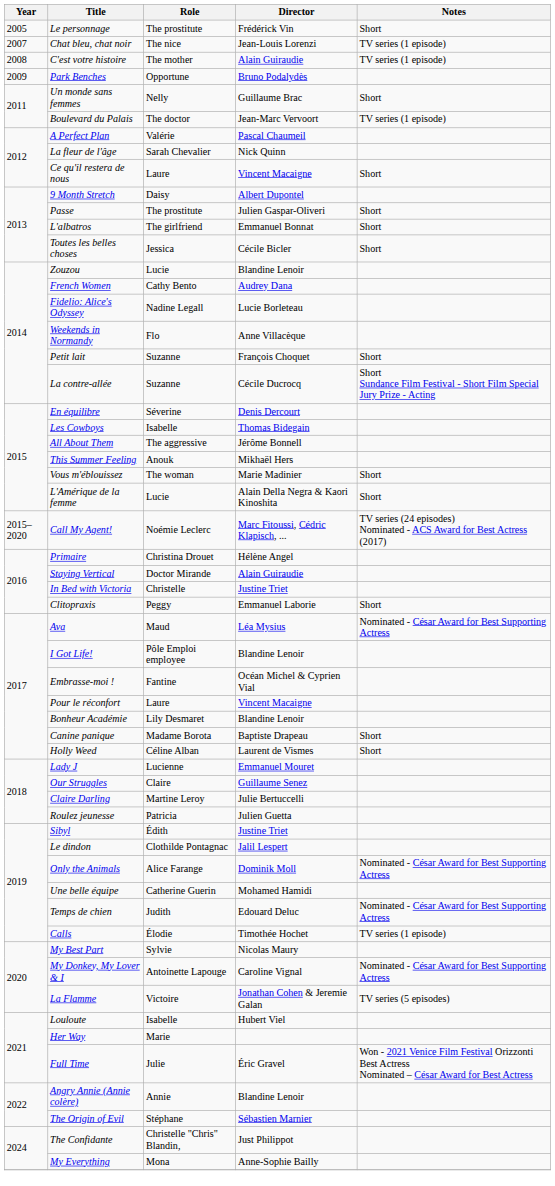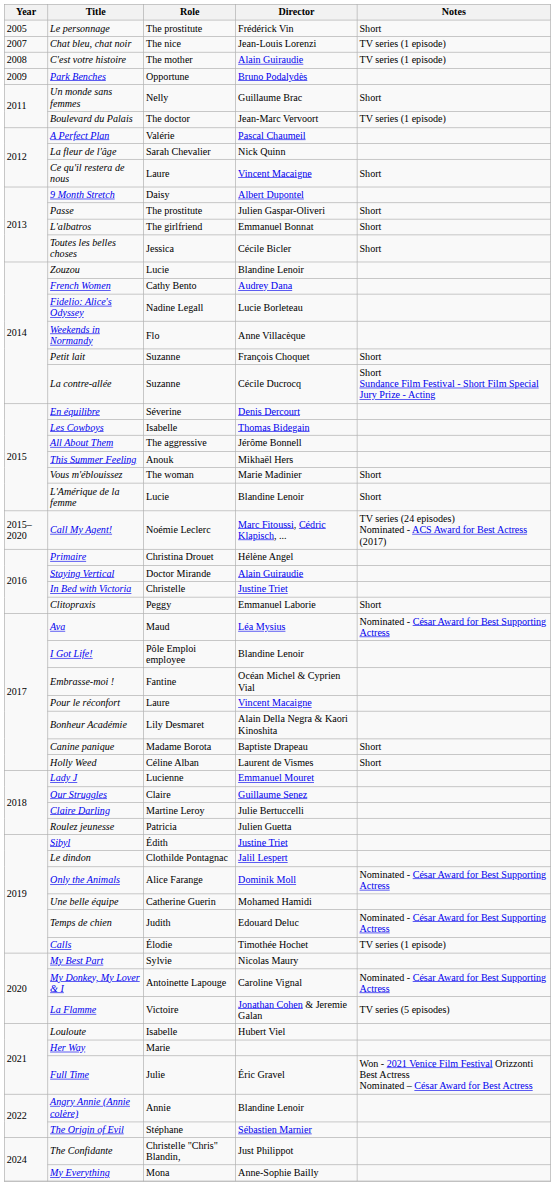(293, 497) Alain Della Negra & Kaori Kinoshita -> (271, 497) Blandine Lenoir
(271, 719) Blandine Lenoir -> (293, 725) Alain Della Negra & Kaori Kinoshita
